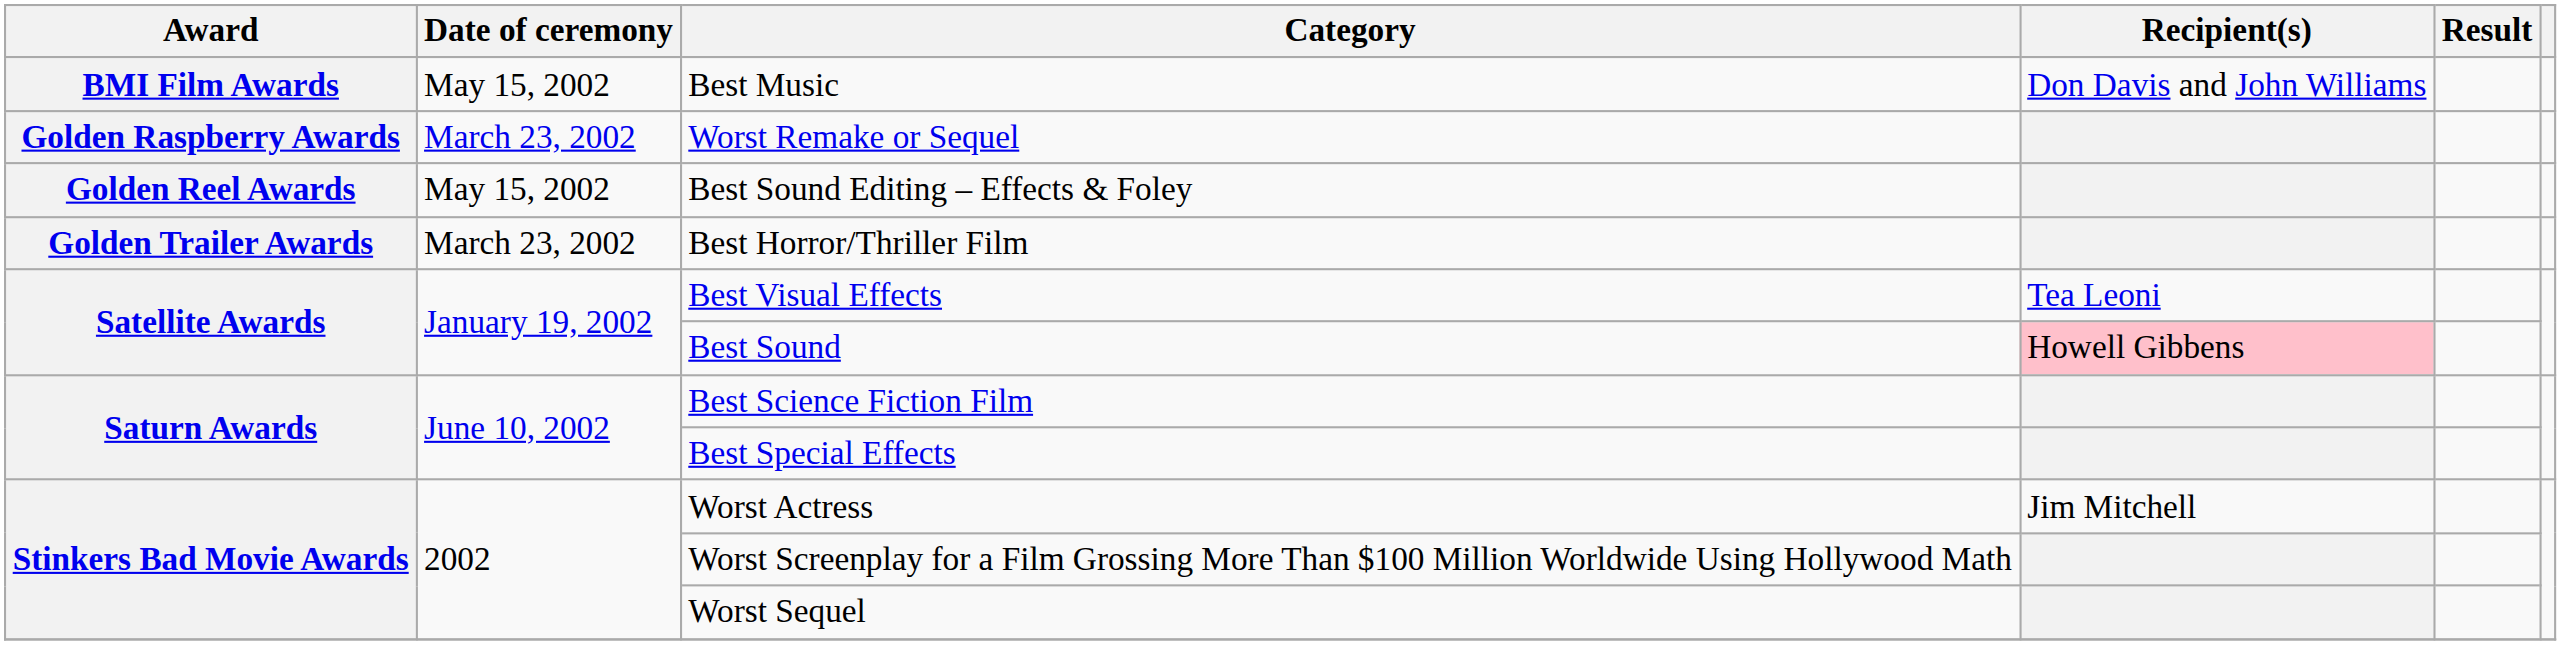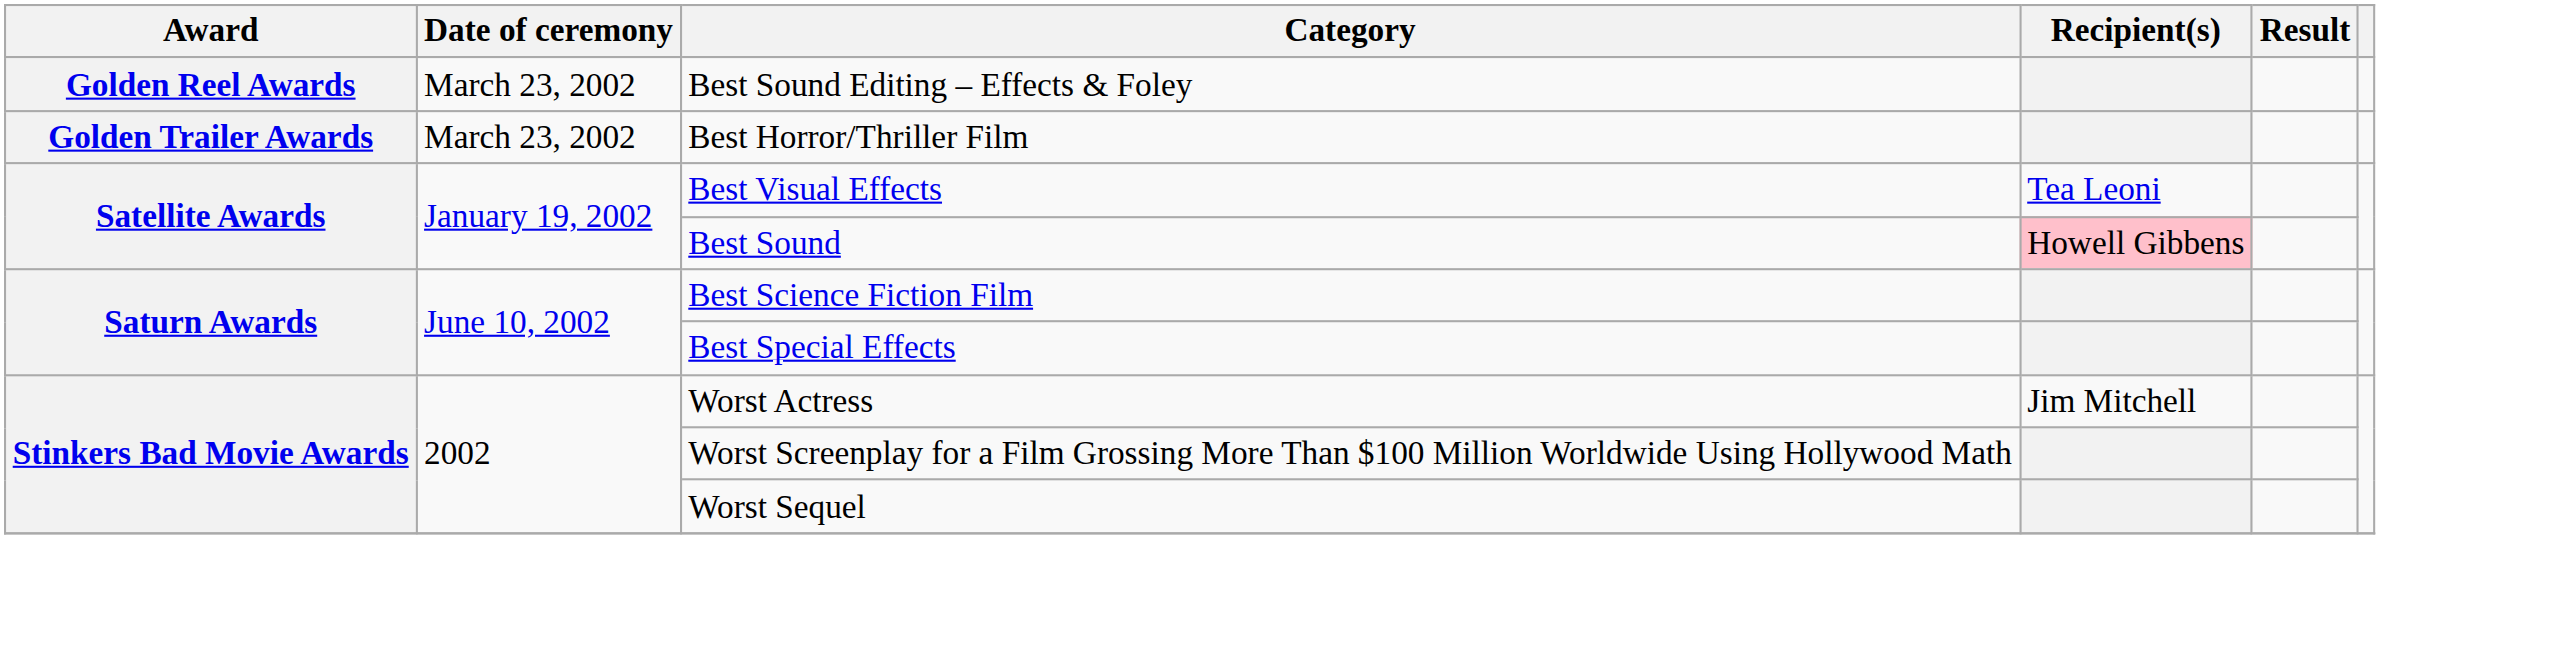- row: (764, 83)
- row: (854, 136)
(517, 189) May 15, 2002 -> (530, 83) March 23, 2002
